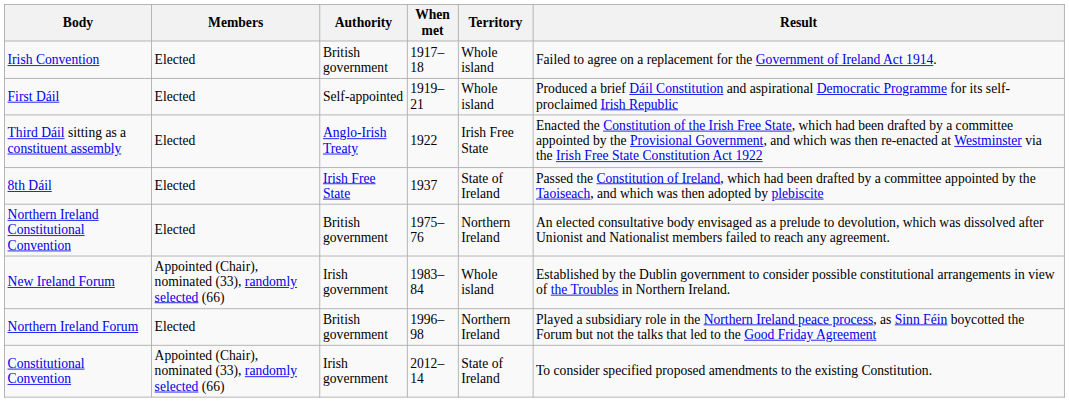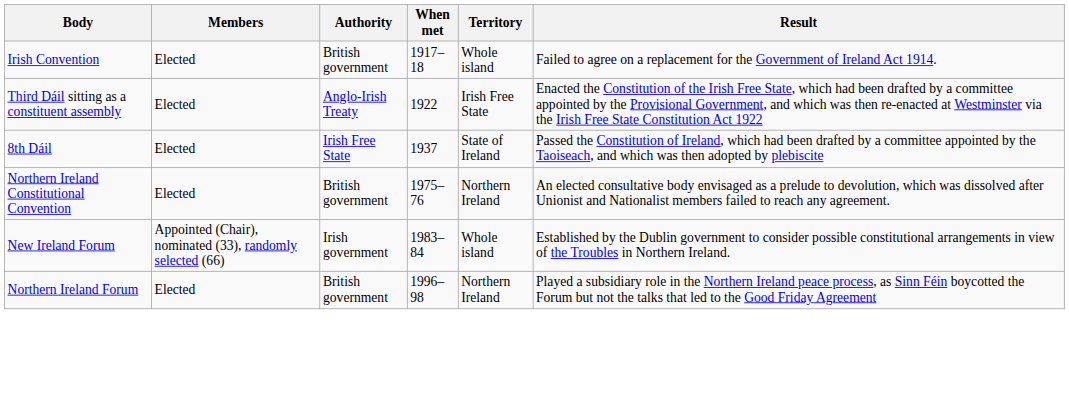- row: (33, 96)
- row: (46, 371)
